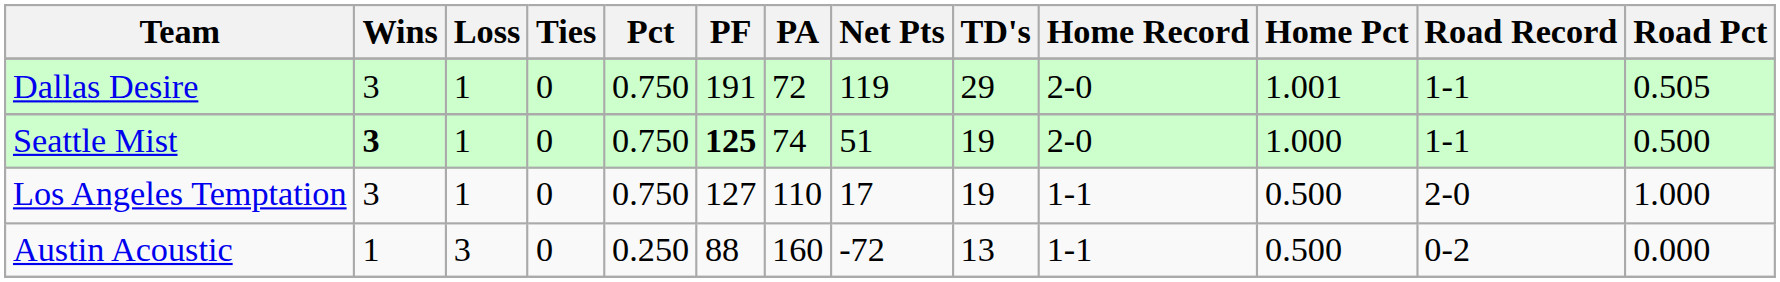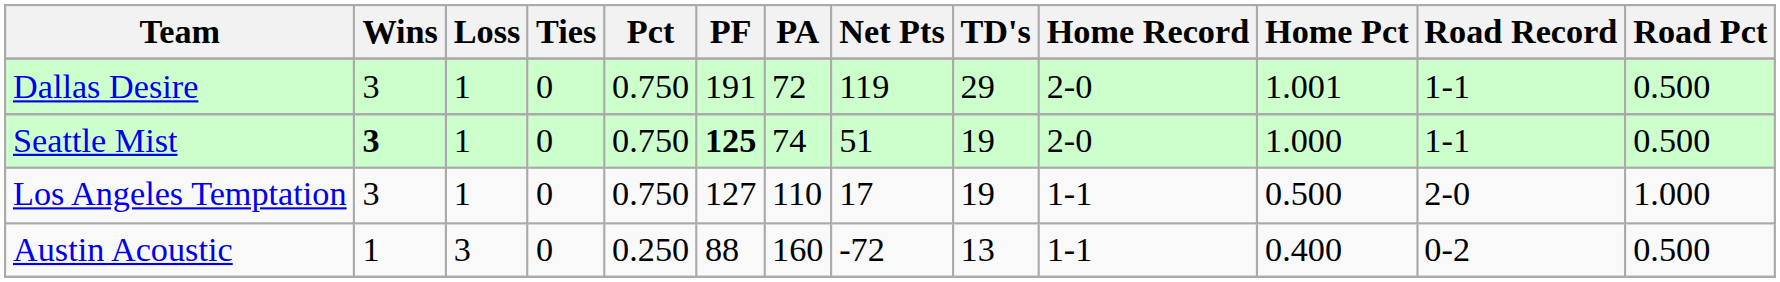(1672, 85) 0.505 -> (1672, 85) 0.500
(1304, 248) 0.500 -> (1304, 248) 0.400
(1672, 248) 0.000 -> (1672, 248) 0.500
